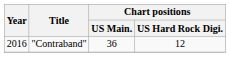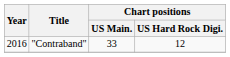(112, 44) 36 -> (112, 44) 33
